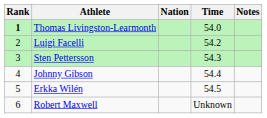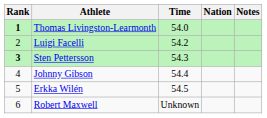columns swapped: (175, 12) <-> (213, 12)
(18, 58) normal -> (18, 58) bold
